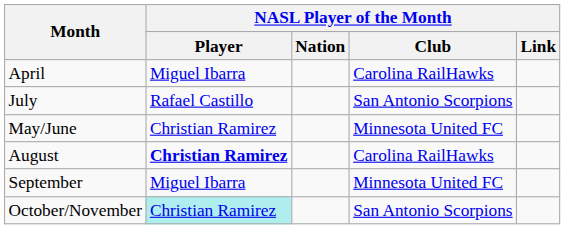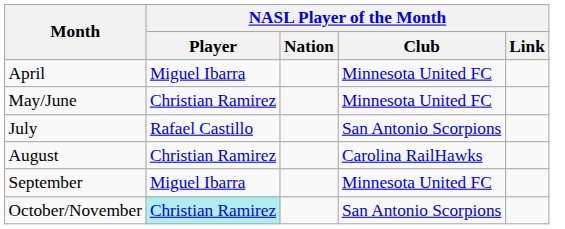(423, 73) Carolina RailHawks -> (417, 73) Minnesota United FC
rows swapped: (43, 127) <-> (23, 100)
(219, 155) bold -> (213, 155) normal
